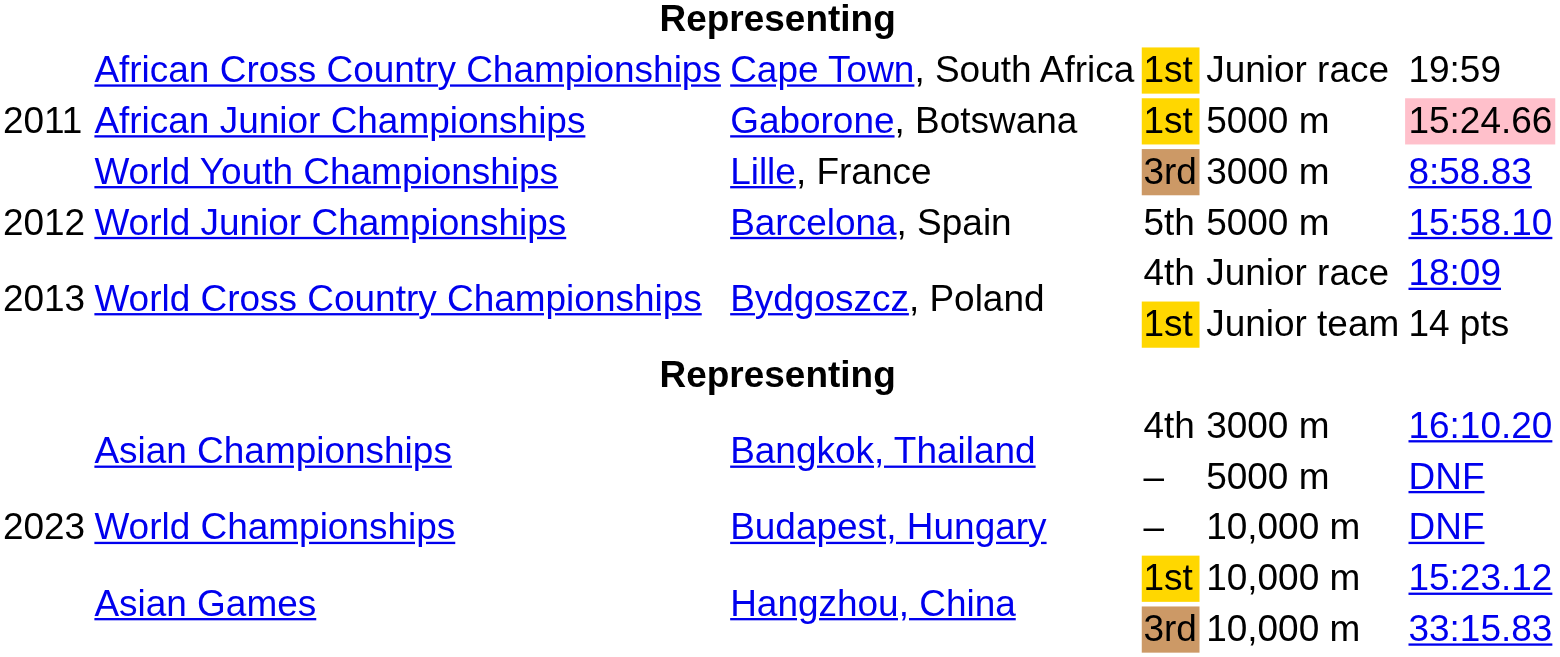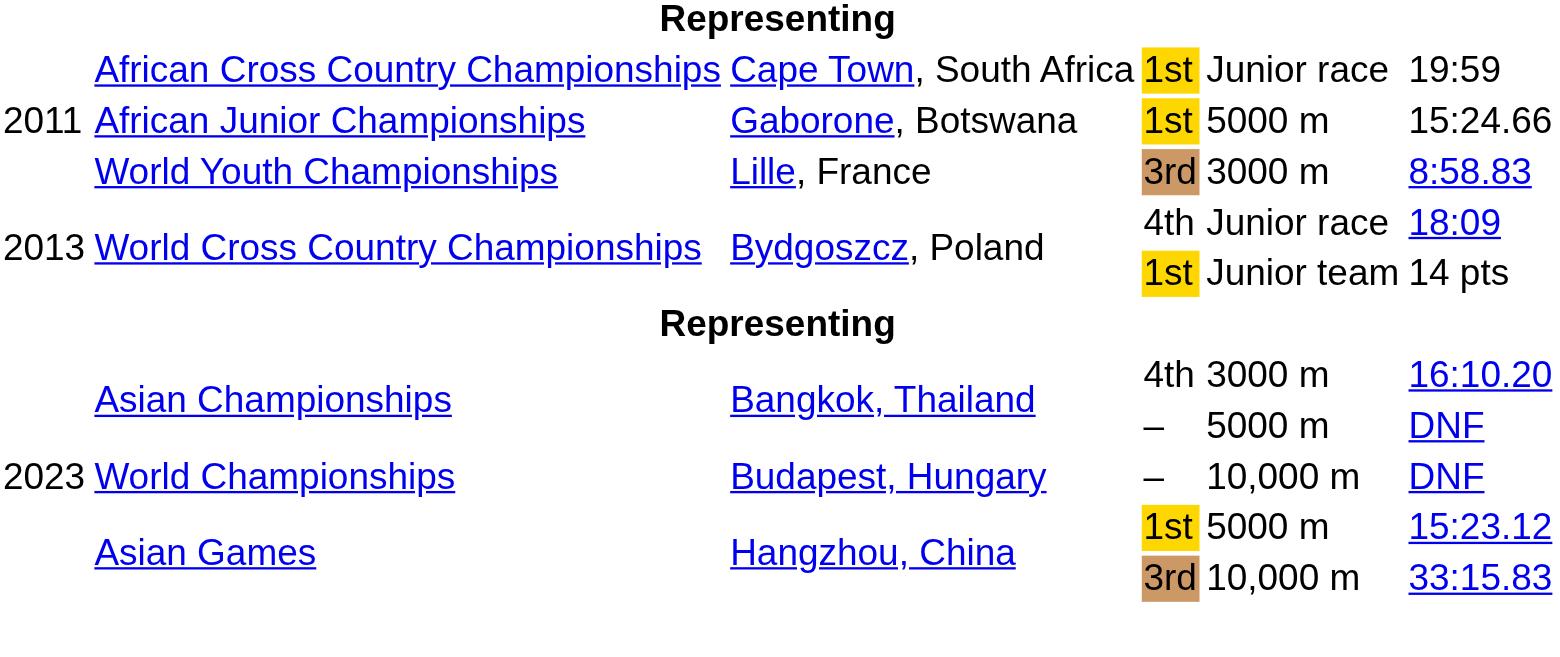(1480, 120) pink background -> (1480, 120) no background
- row: (330, 222)
(1283, 578) 10,000 m -> (1268, 527) 5000 m
